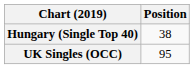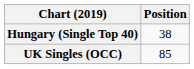(165, 53) 95 -> (165, 53) 85
